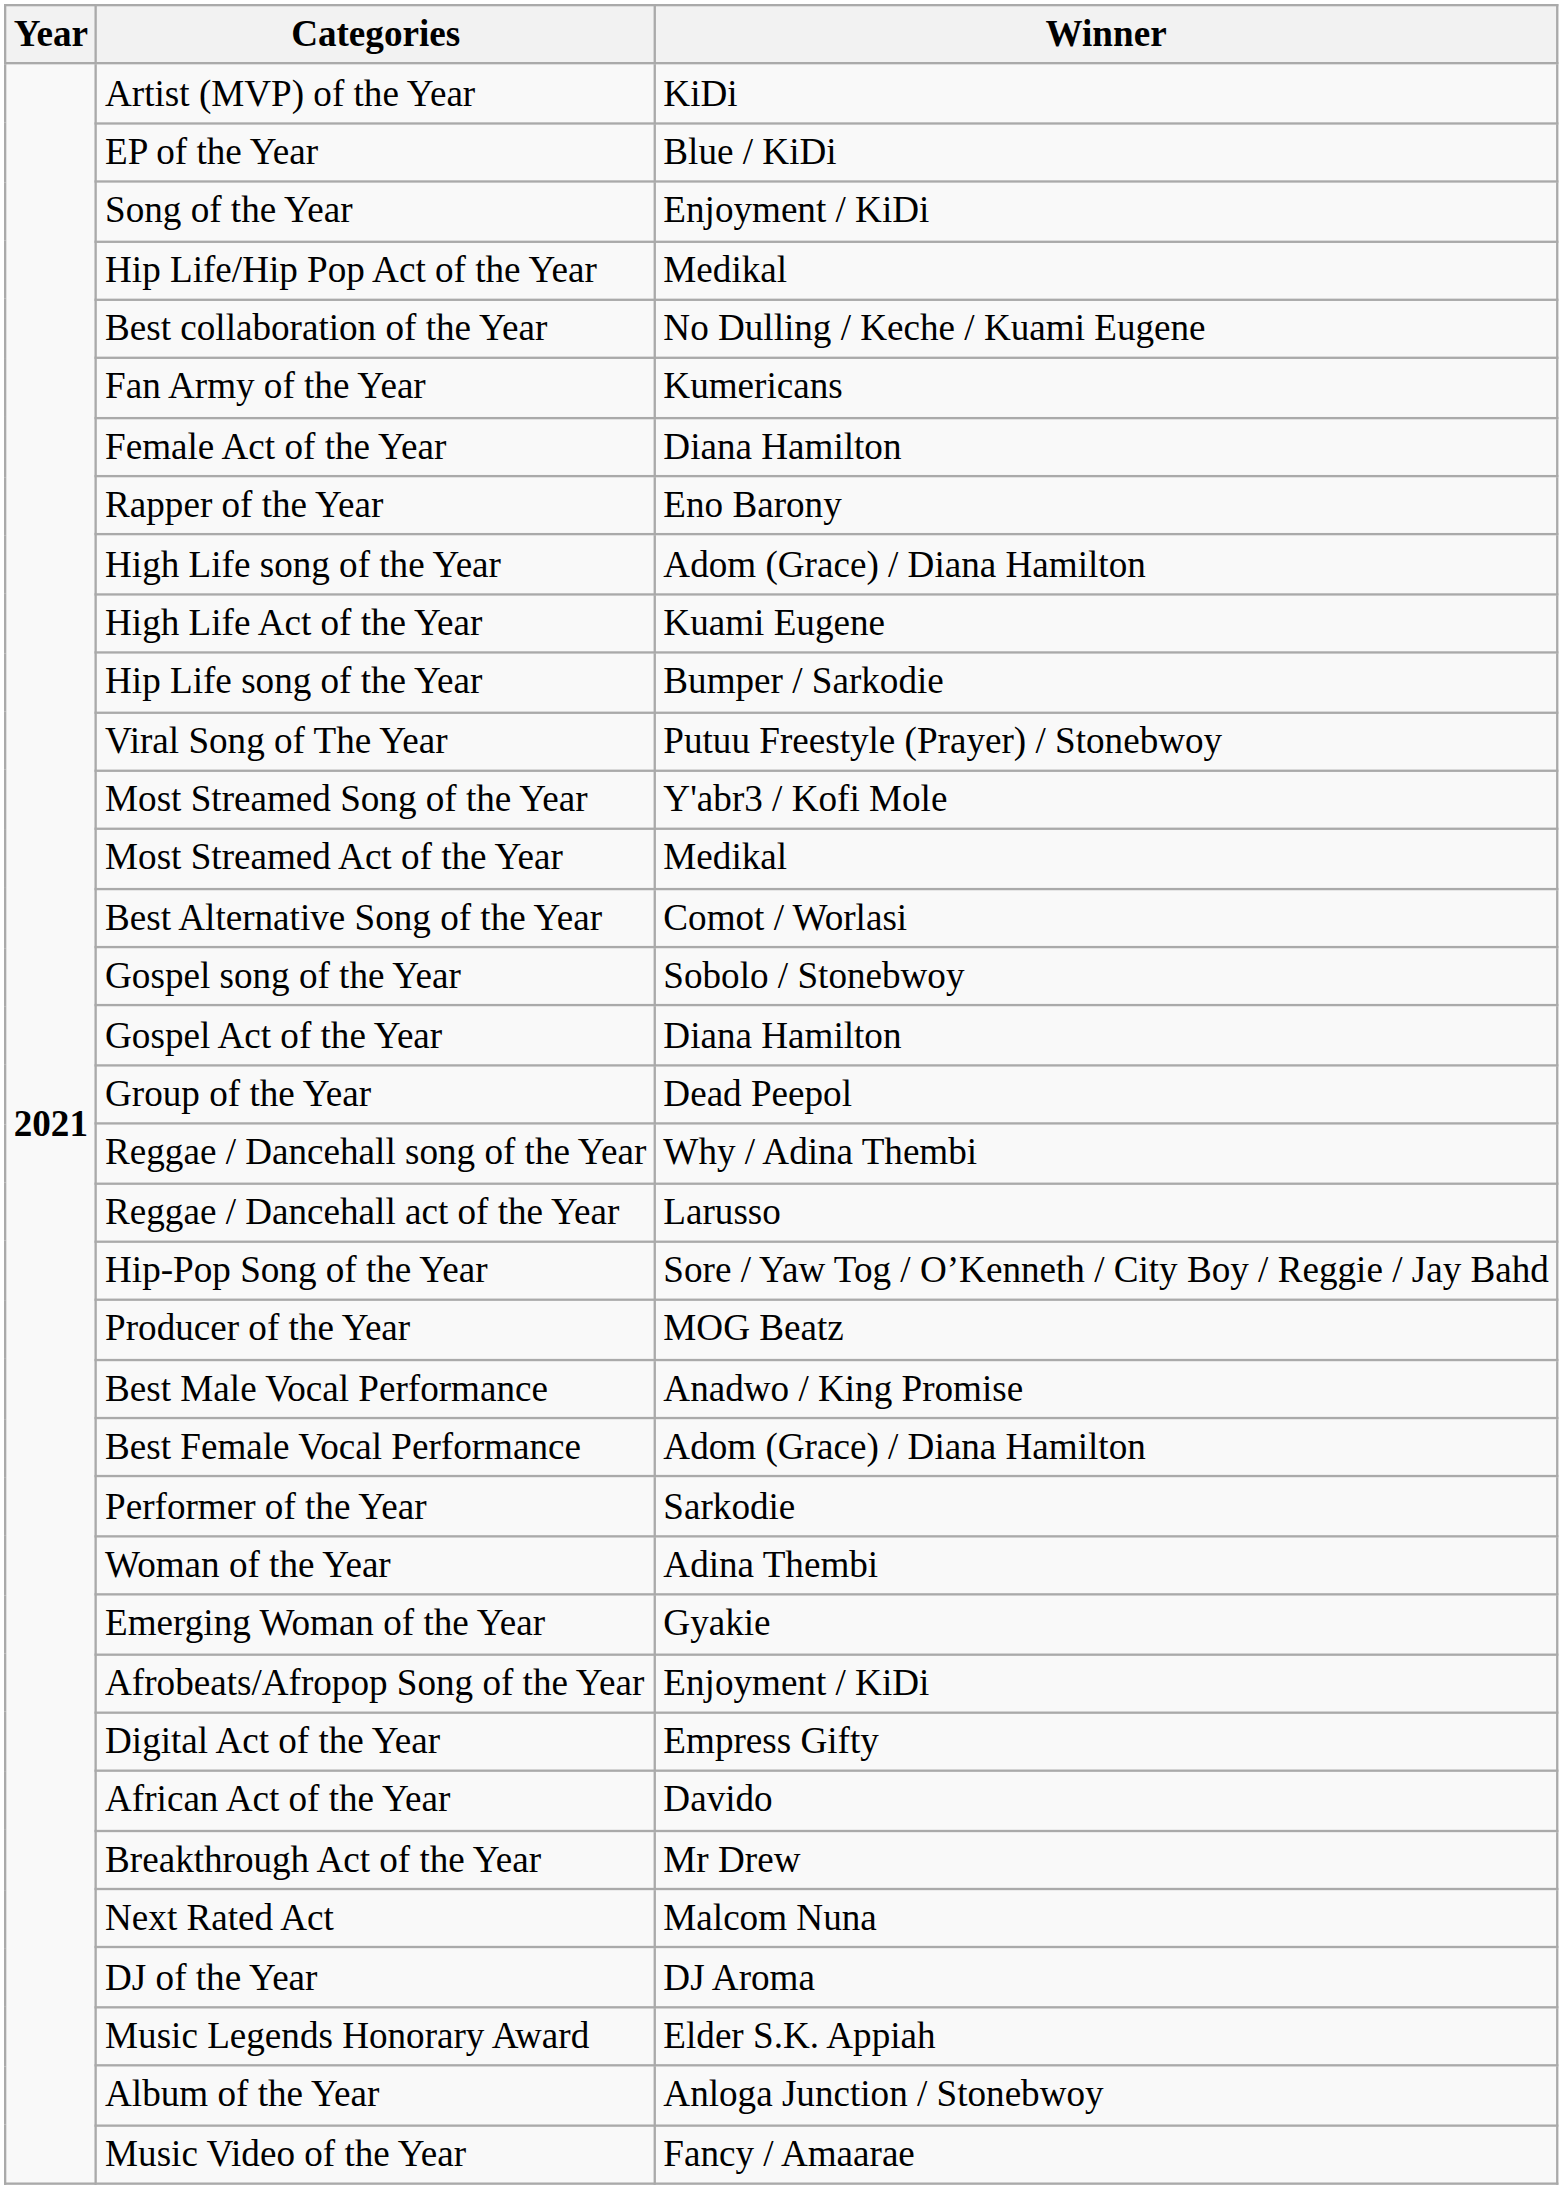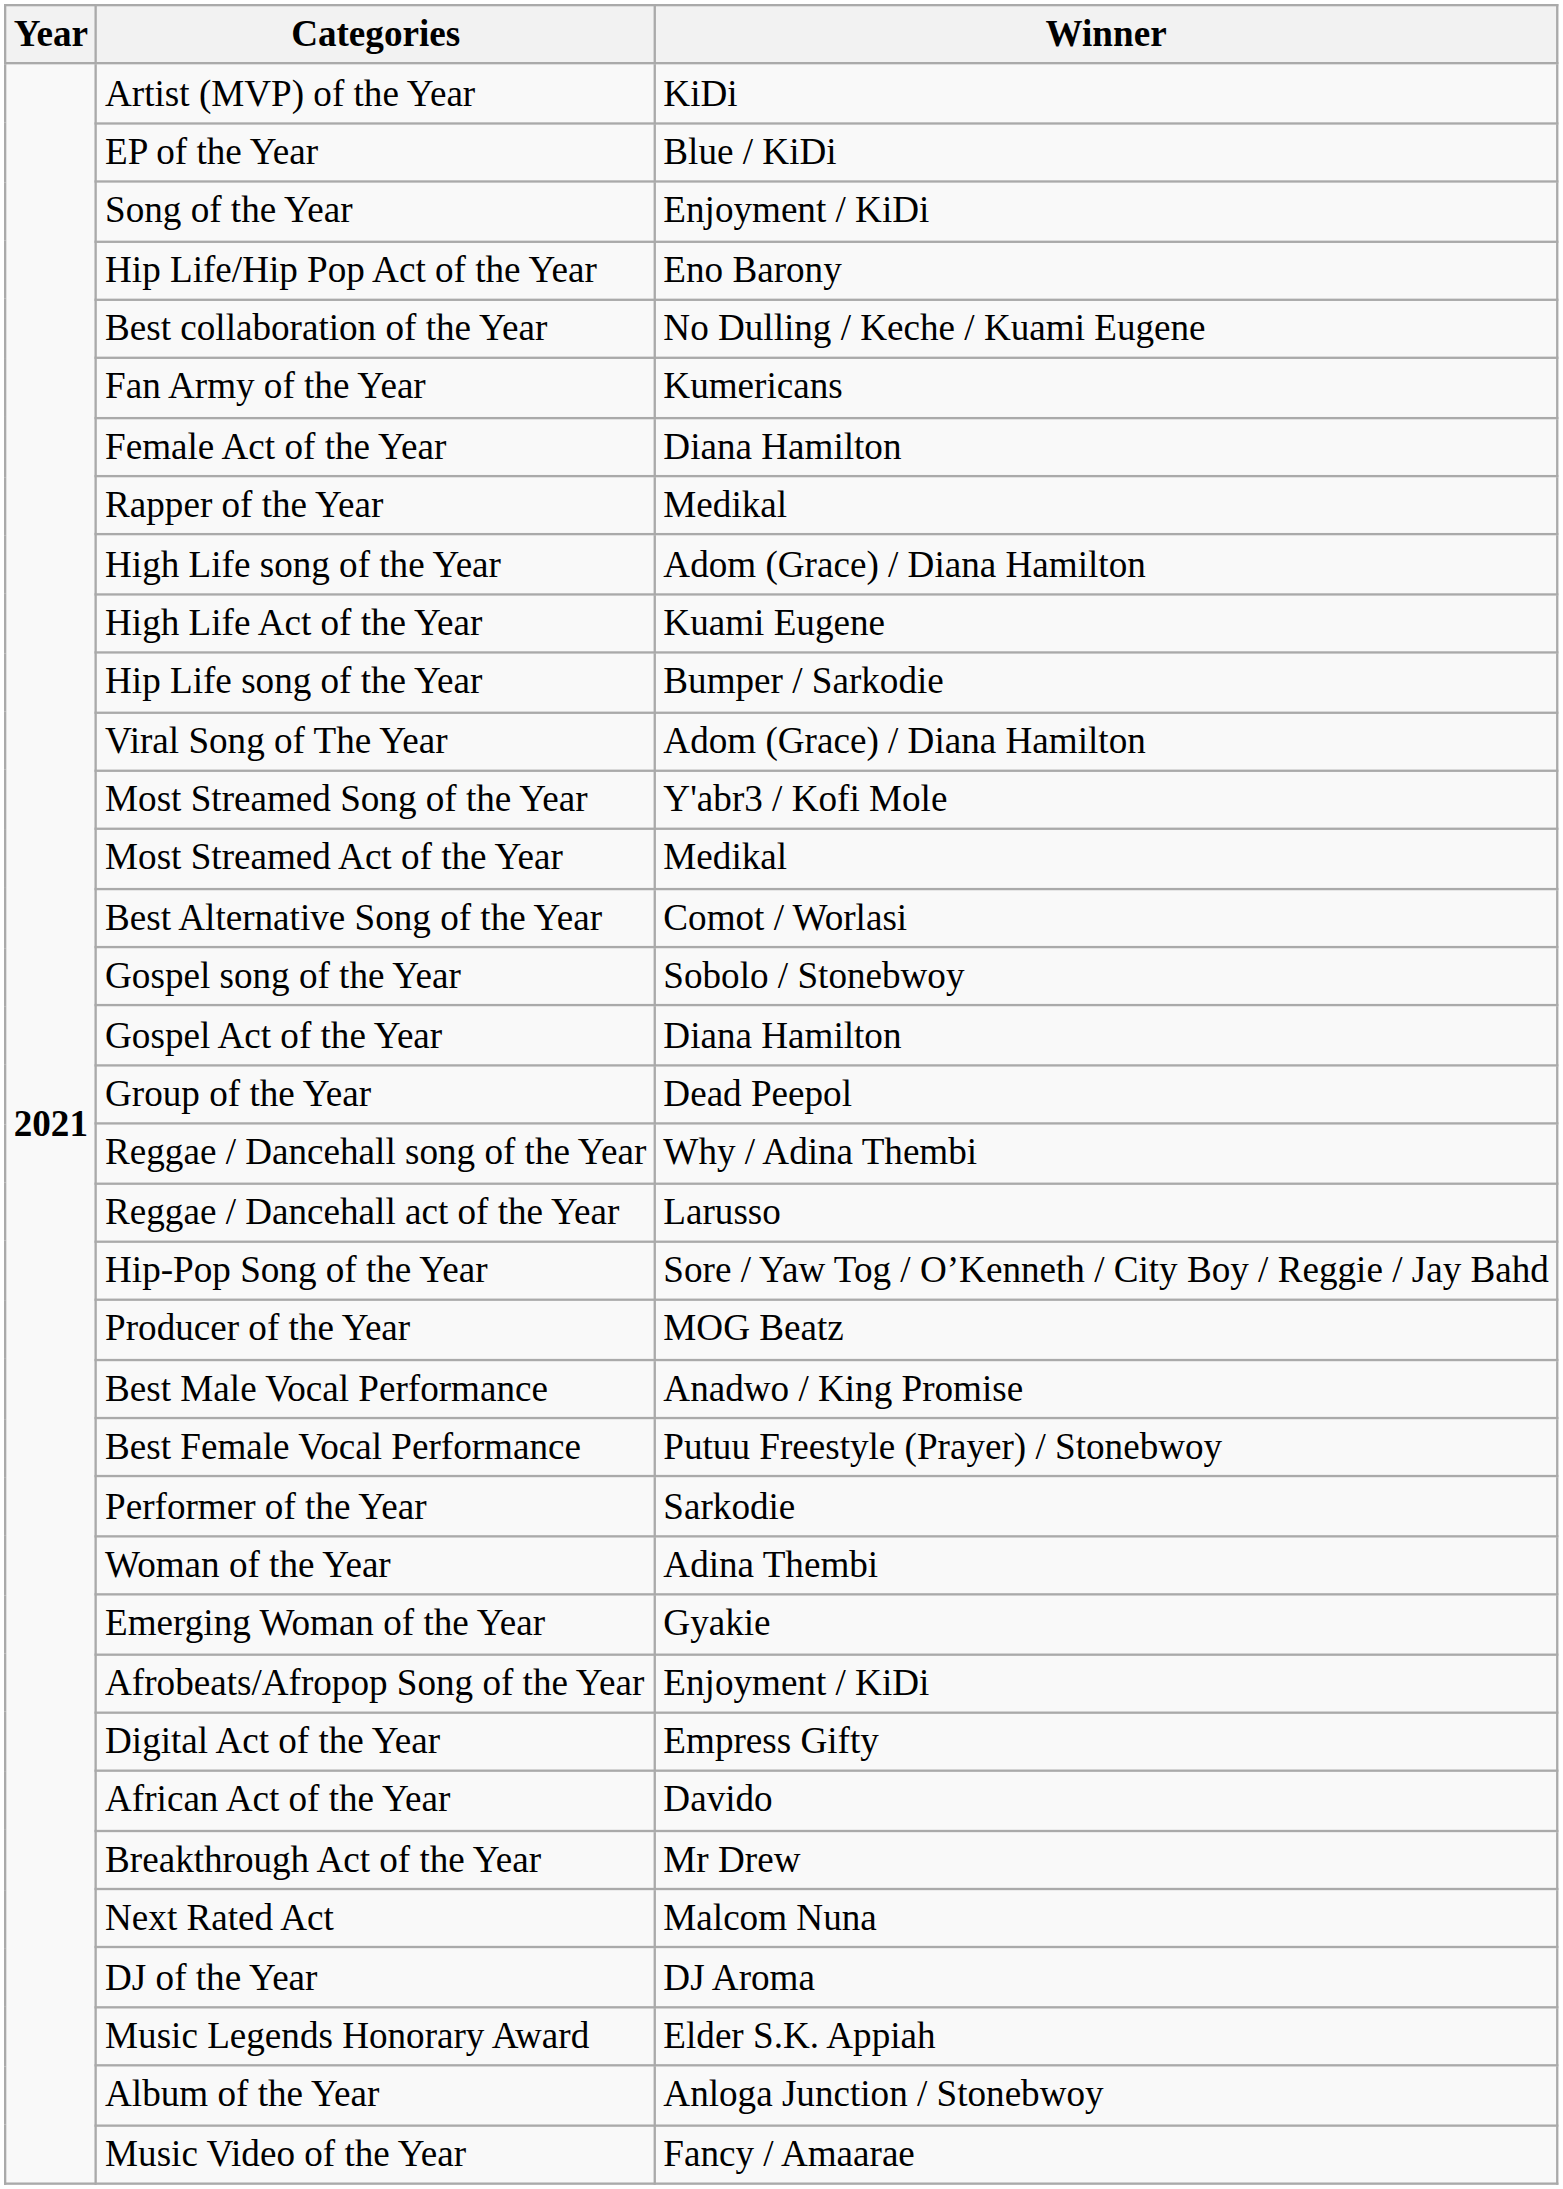(725, 269) Medikal -> (753, 269) Eno Barony
(753, 504) Eno Barony -> (725, 504) Medikal
(943, 740) Putuu Freestyle (Prayer) / Stonebwoy -> (905, 740) Adom (Grace) / Diana Hamilton
(905, 1446) Adom (Grace) / Diana Hamilton -> (943, 1446) Putuu Freestyle (Prayer) / Stonebwoy
